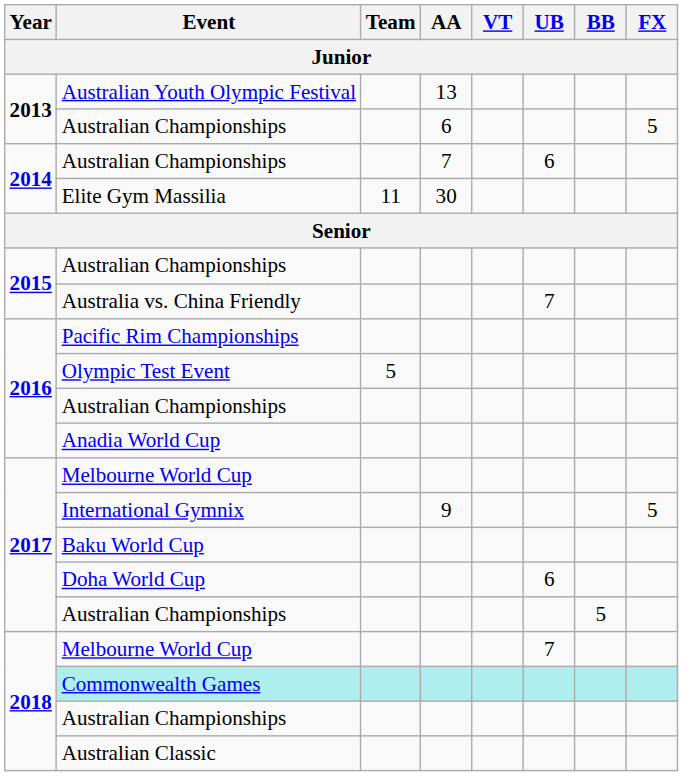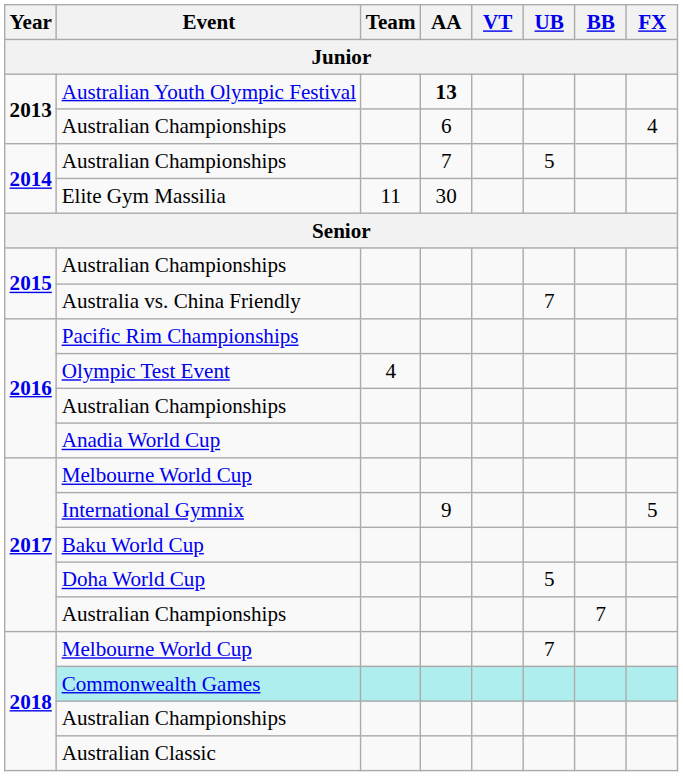(446, 91) normal -> (446, 91) bold
(652, 126) 5 -> (652, 126) 4
(549, 161) 6 -> (549, 161) 5
(391, 370) 5 -> (391, 370) 4
(549, 579) 6 -> (549, 579) 5
(601, 614) 5 -> (601, 614) 7
